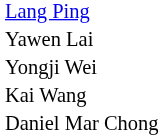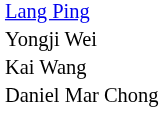- row: (49, 39)
